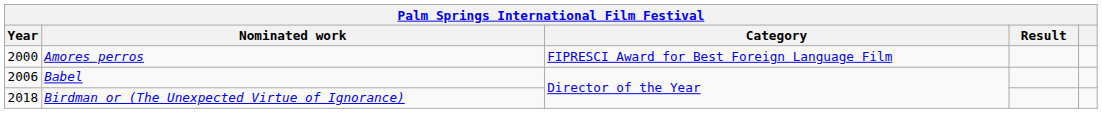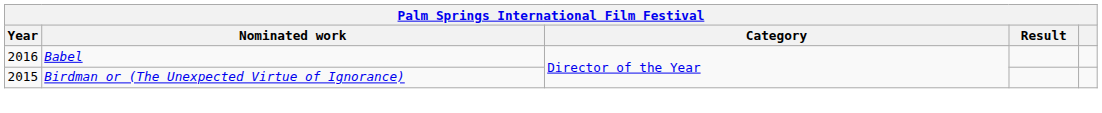- row: (94, 56)
(23, 77) 2006 -> (23, 56) 2016
(23, 98) 2018 -> (23, 77) 2015
